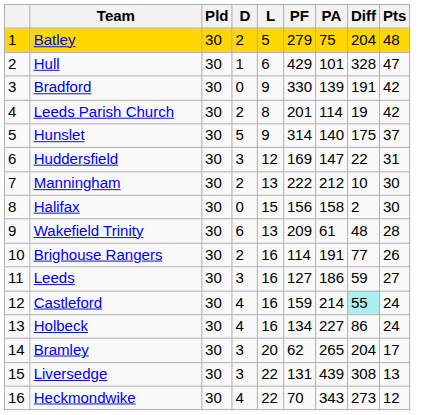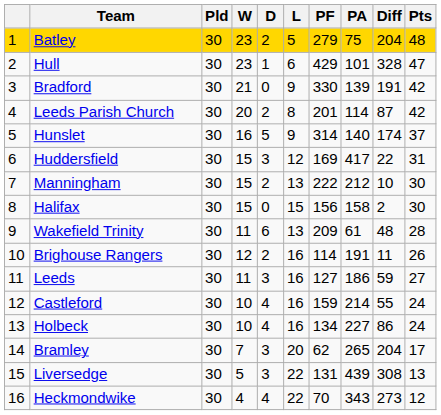+ column: (245, 16)
(359, 111) 19 -> (385, 111) 87
(364, 135) 175 -> (389, 135) 174
(331, 159) 147 -> (357, 159) 417
(359, 254) 77 -> (385, 254) 11
(359, 302) paleturquoise background -> (385, 302) no background
